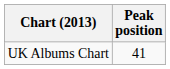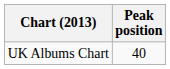(139, 53) 41 -> (139, 53) 40
